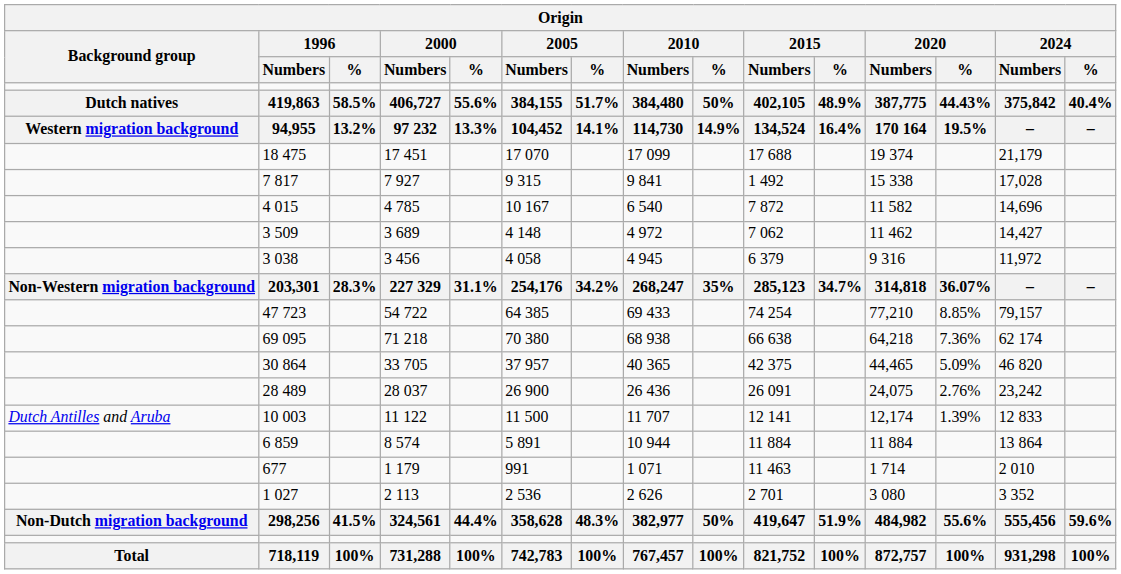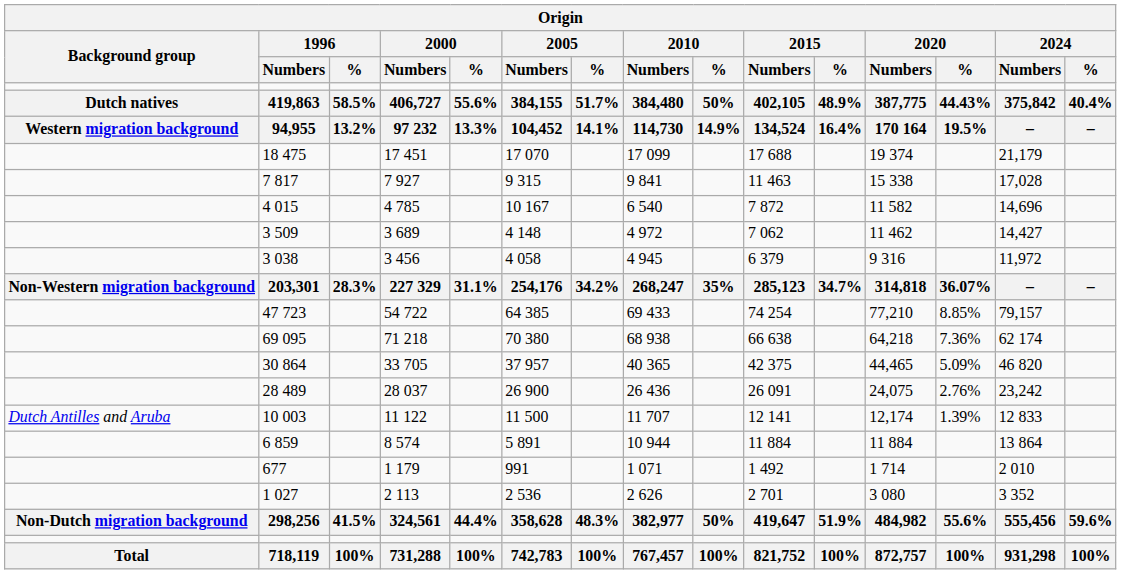(766, 181) 1 492 -> (770, 181) 11 463
(770, 469) 11 463 -> (766, 469) 1 492
